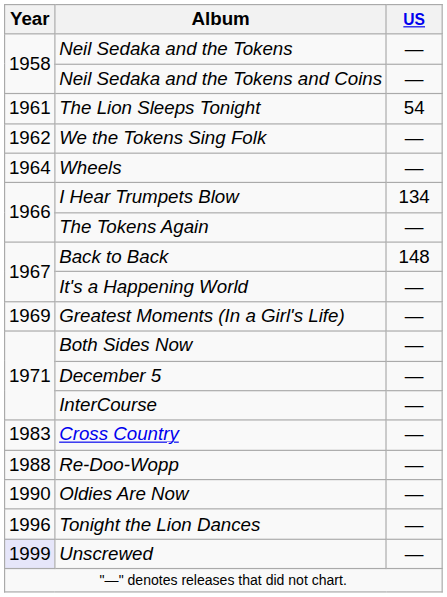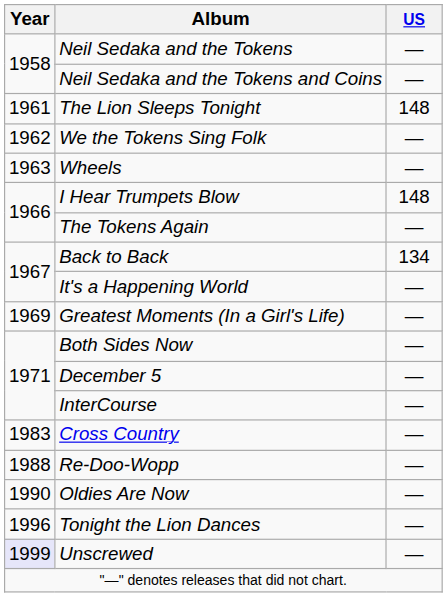(414, 108) 54 -> (414, 108) 148
(30, 167) 1964 -> (30, 167) 1963
(414, 197) 134 -> (414, 197) 148
(414, 256) 148 -> (414, 256) 134
